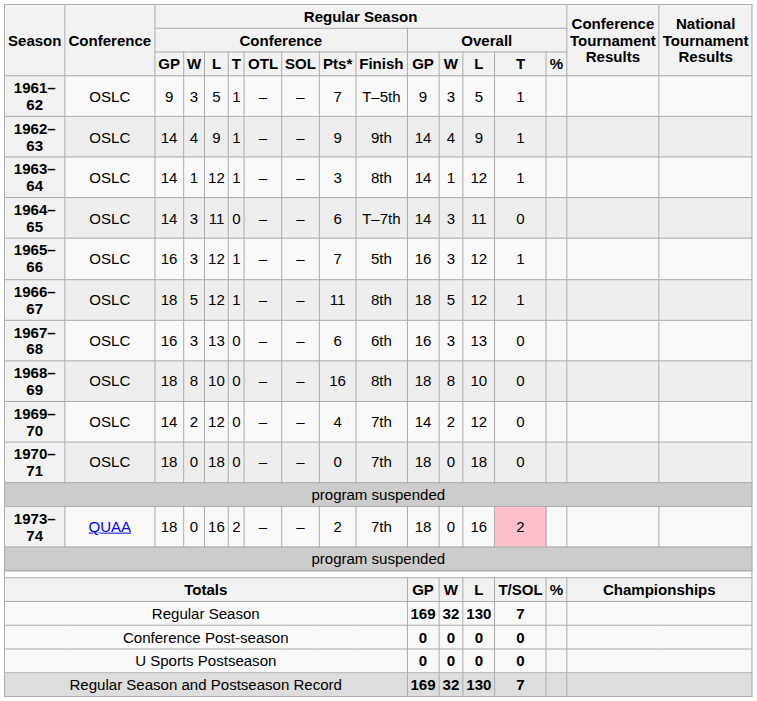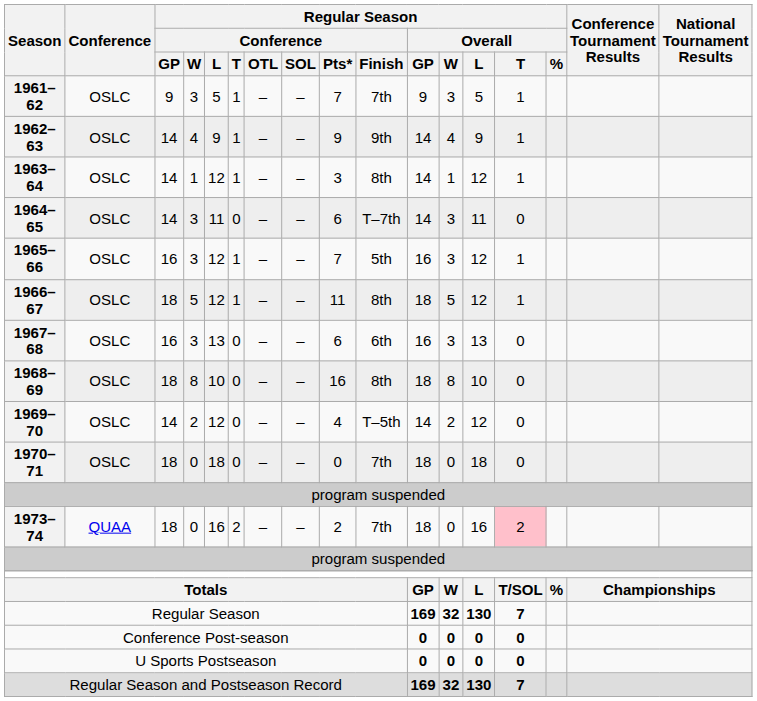(381, 96) T–5th -> (381, 96) 7th
(381, 422) 7th -> (381, 422) T–5th
